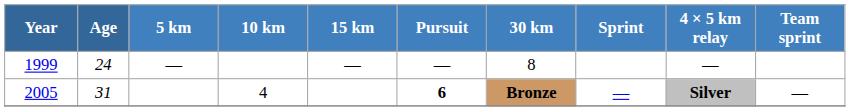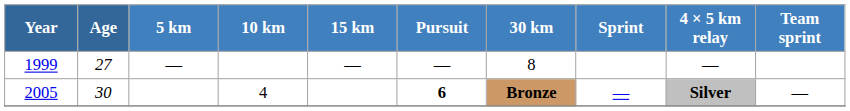(103, 65) 24 -> (103, 65) 27
(103, 92) 31 -> (103, 92) 30
